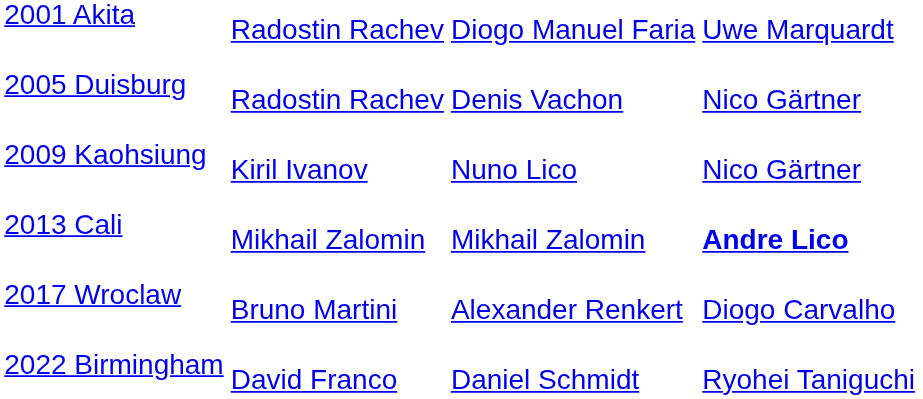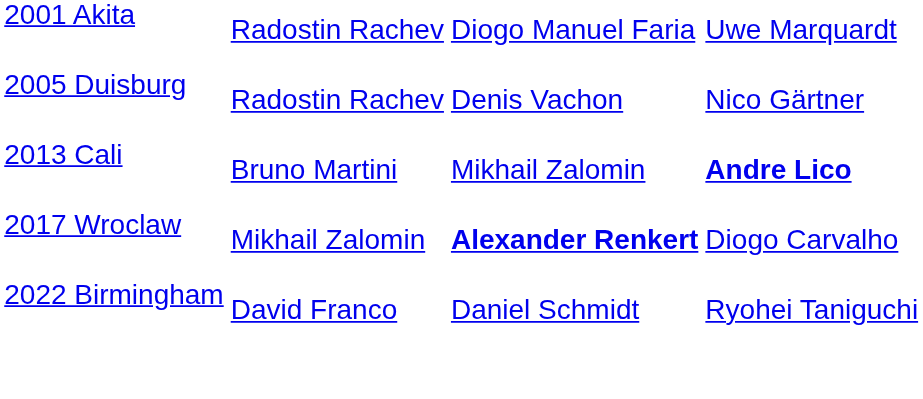- row: (105, 154)
(328, 240) Mikhail Zalomin -> (314, 170) Bruno Martini
(314, 310) Bruno Martini -> (328, 240) Mikhail Zalomin
(567, 310) normal -> (575, 240) bold
